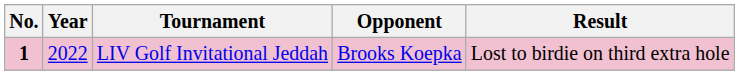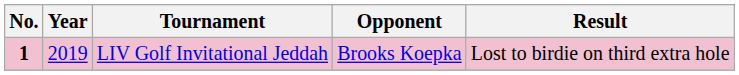(68, 53) 2022 -> (68, 53) 2019
